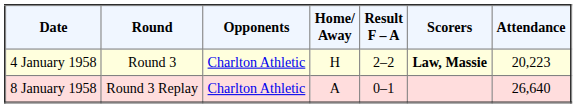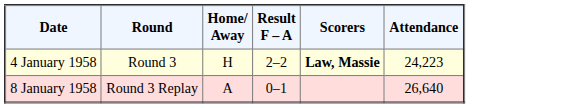- column: (256, 27)
(531, 62) 20,223 -> (424, 62) 24,223
